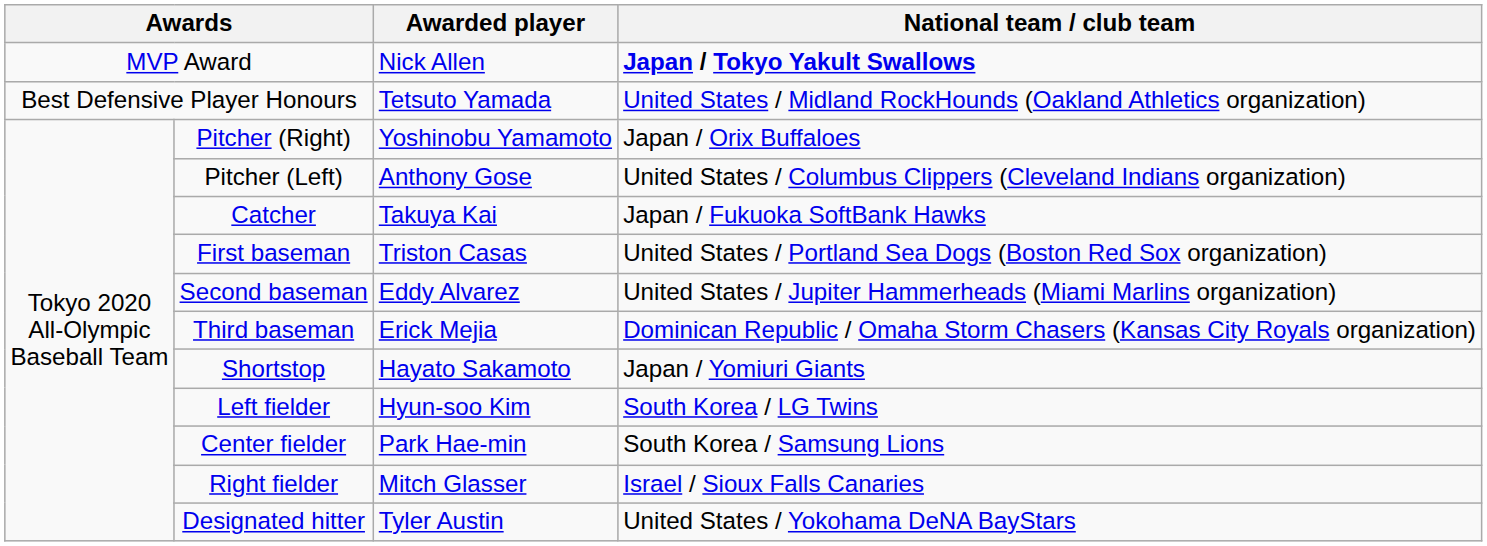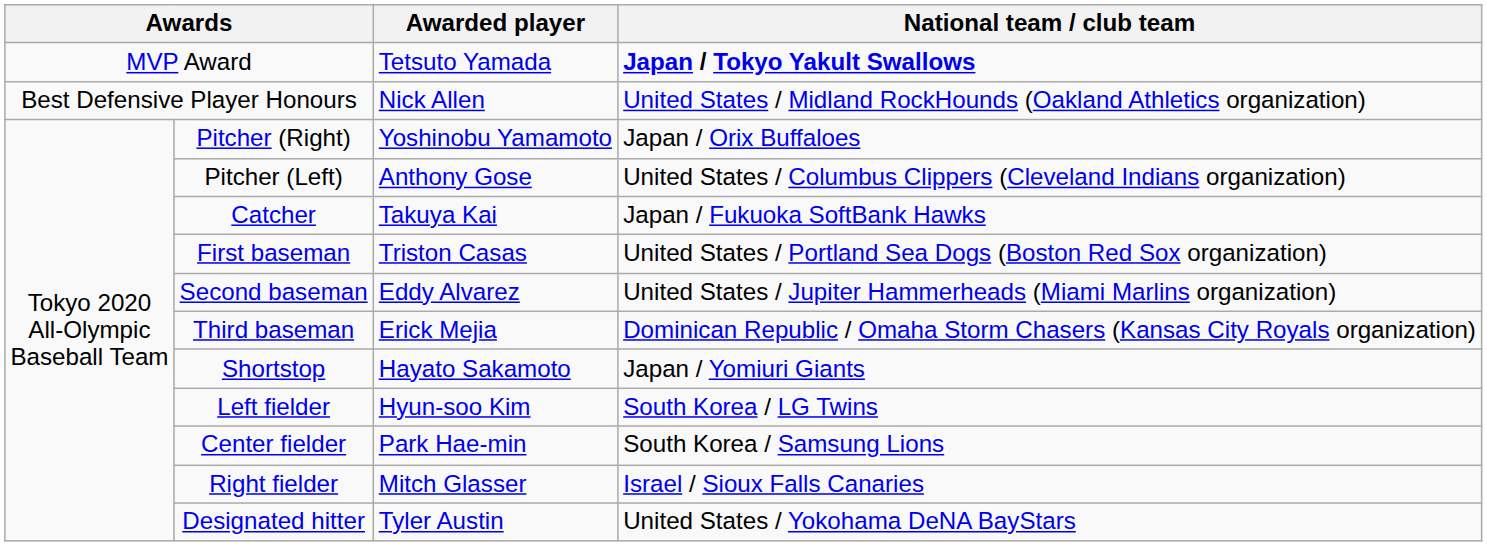(432, 61) Nick Allen -> (465, 61) Tetsuto Yamada
(465, 100) Tetsuto Yamada -> (432, 100) Nick Allen
